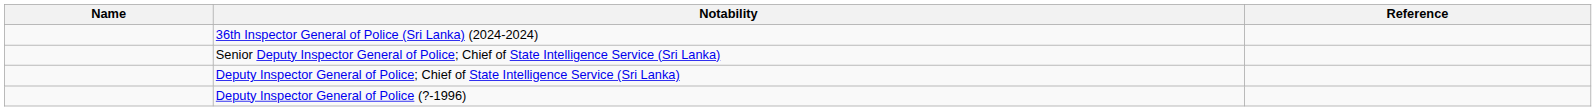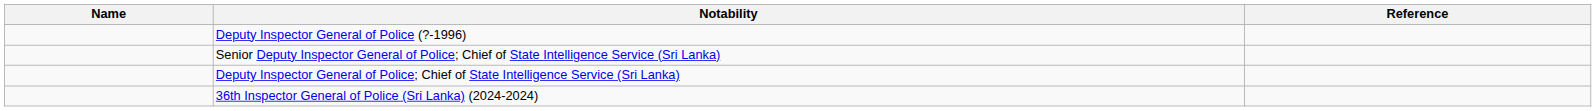rows swapped: (377, 34) <-> (341, 95)
